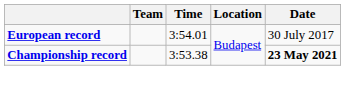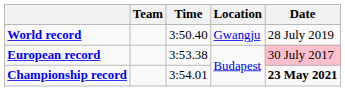+ row: (44, 34)
(188, 34) 3:54.01 -> (188, 55) 3:53.38
(301, 34) no background -> (301, 55) pink background
(188, 55) 3:53.38 -> (188, 75) 3:54.01
